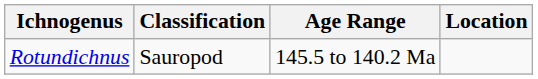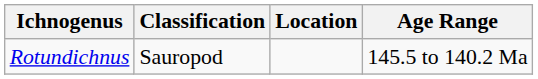columns swapped: (355, 21) <-> (486, 21)
